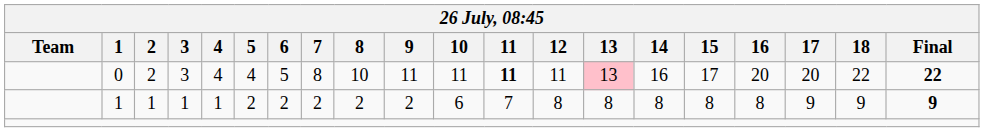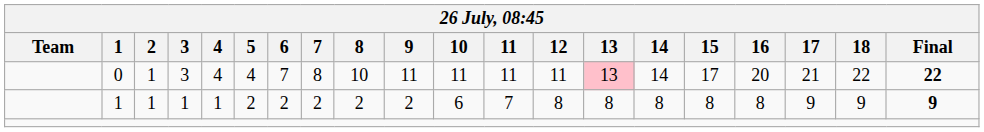(152, 75) 2 -> (151, 75) 1
(284, 75) 5 -> (284, 75) 7
(509, 75) bold -> (509, 75) normal
(659, 75) 16 -> (659, 75) 14
(810, 75) 20 -> (811, 75) 21
